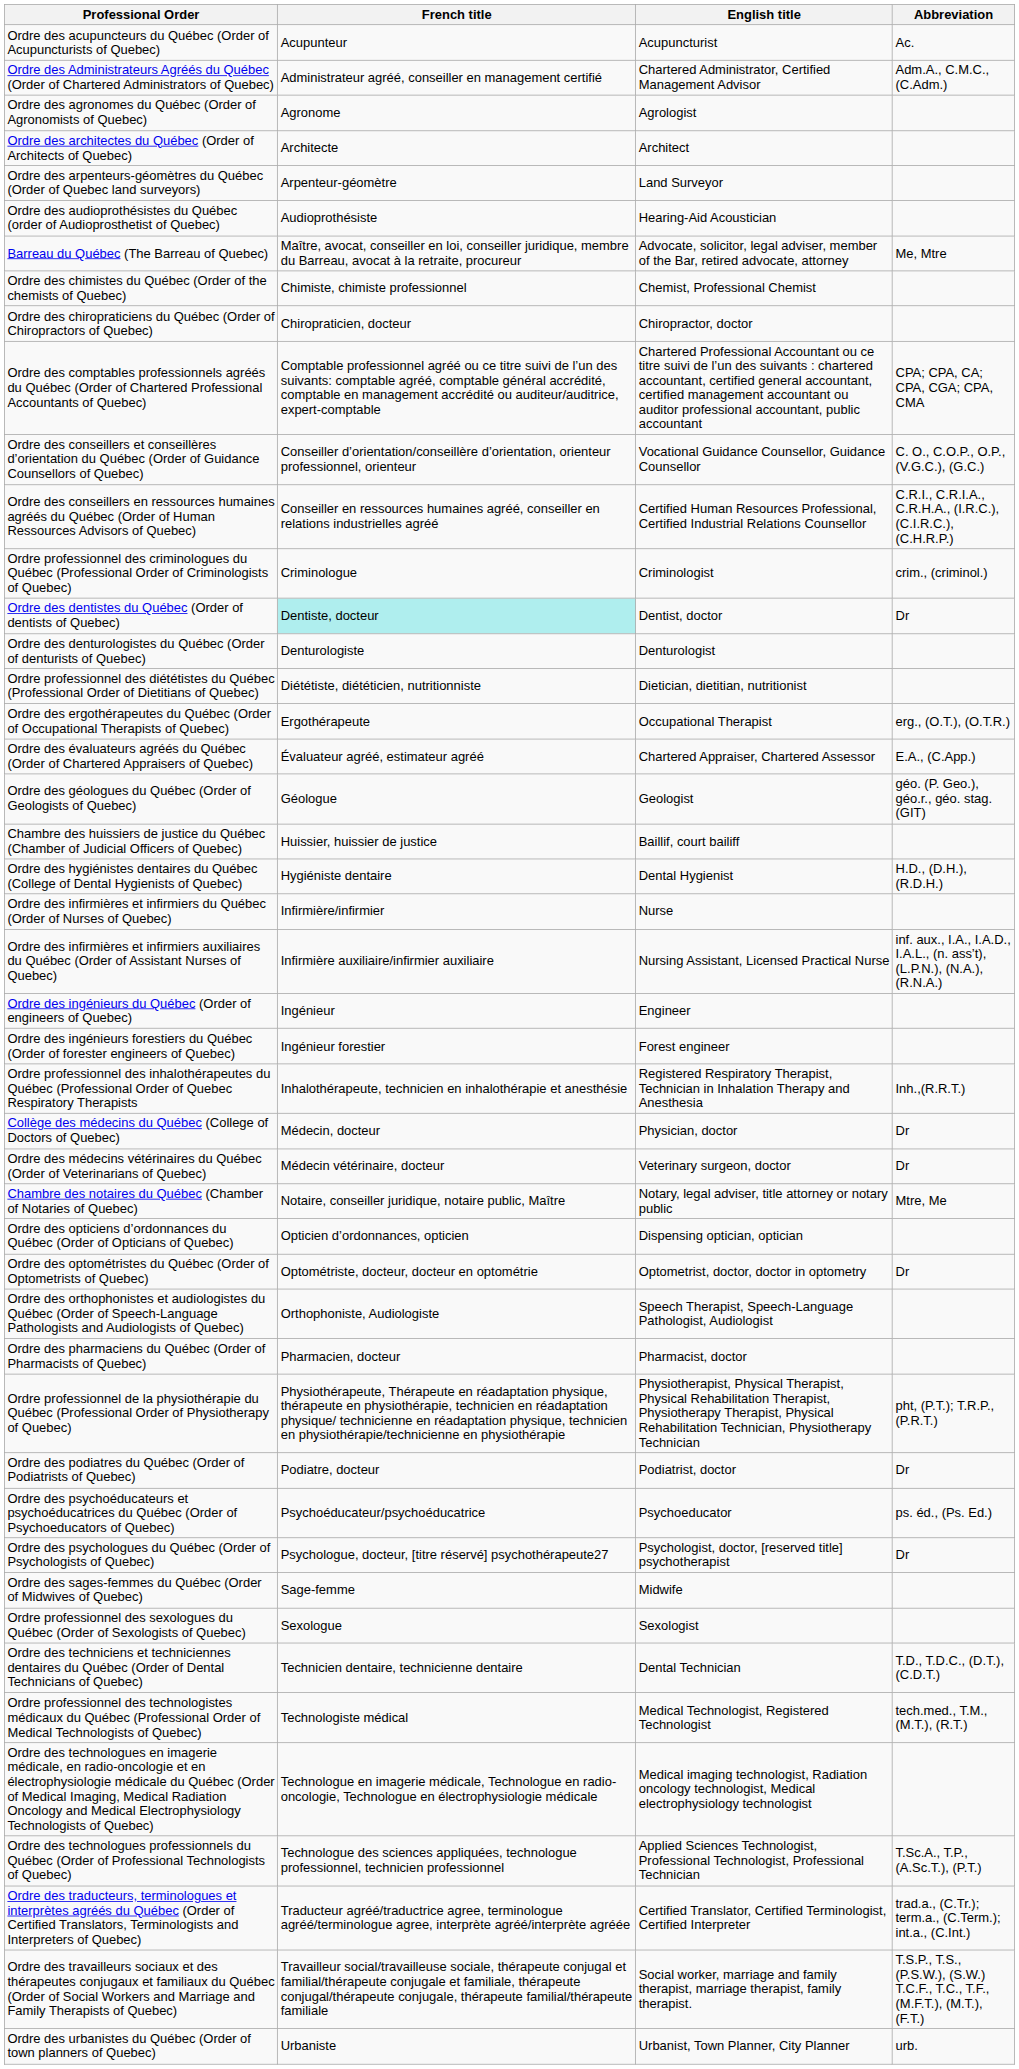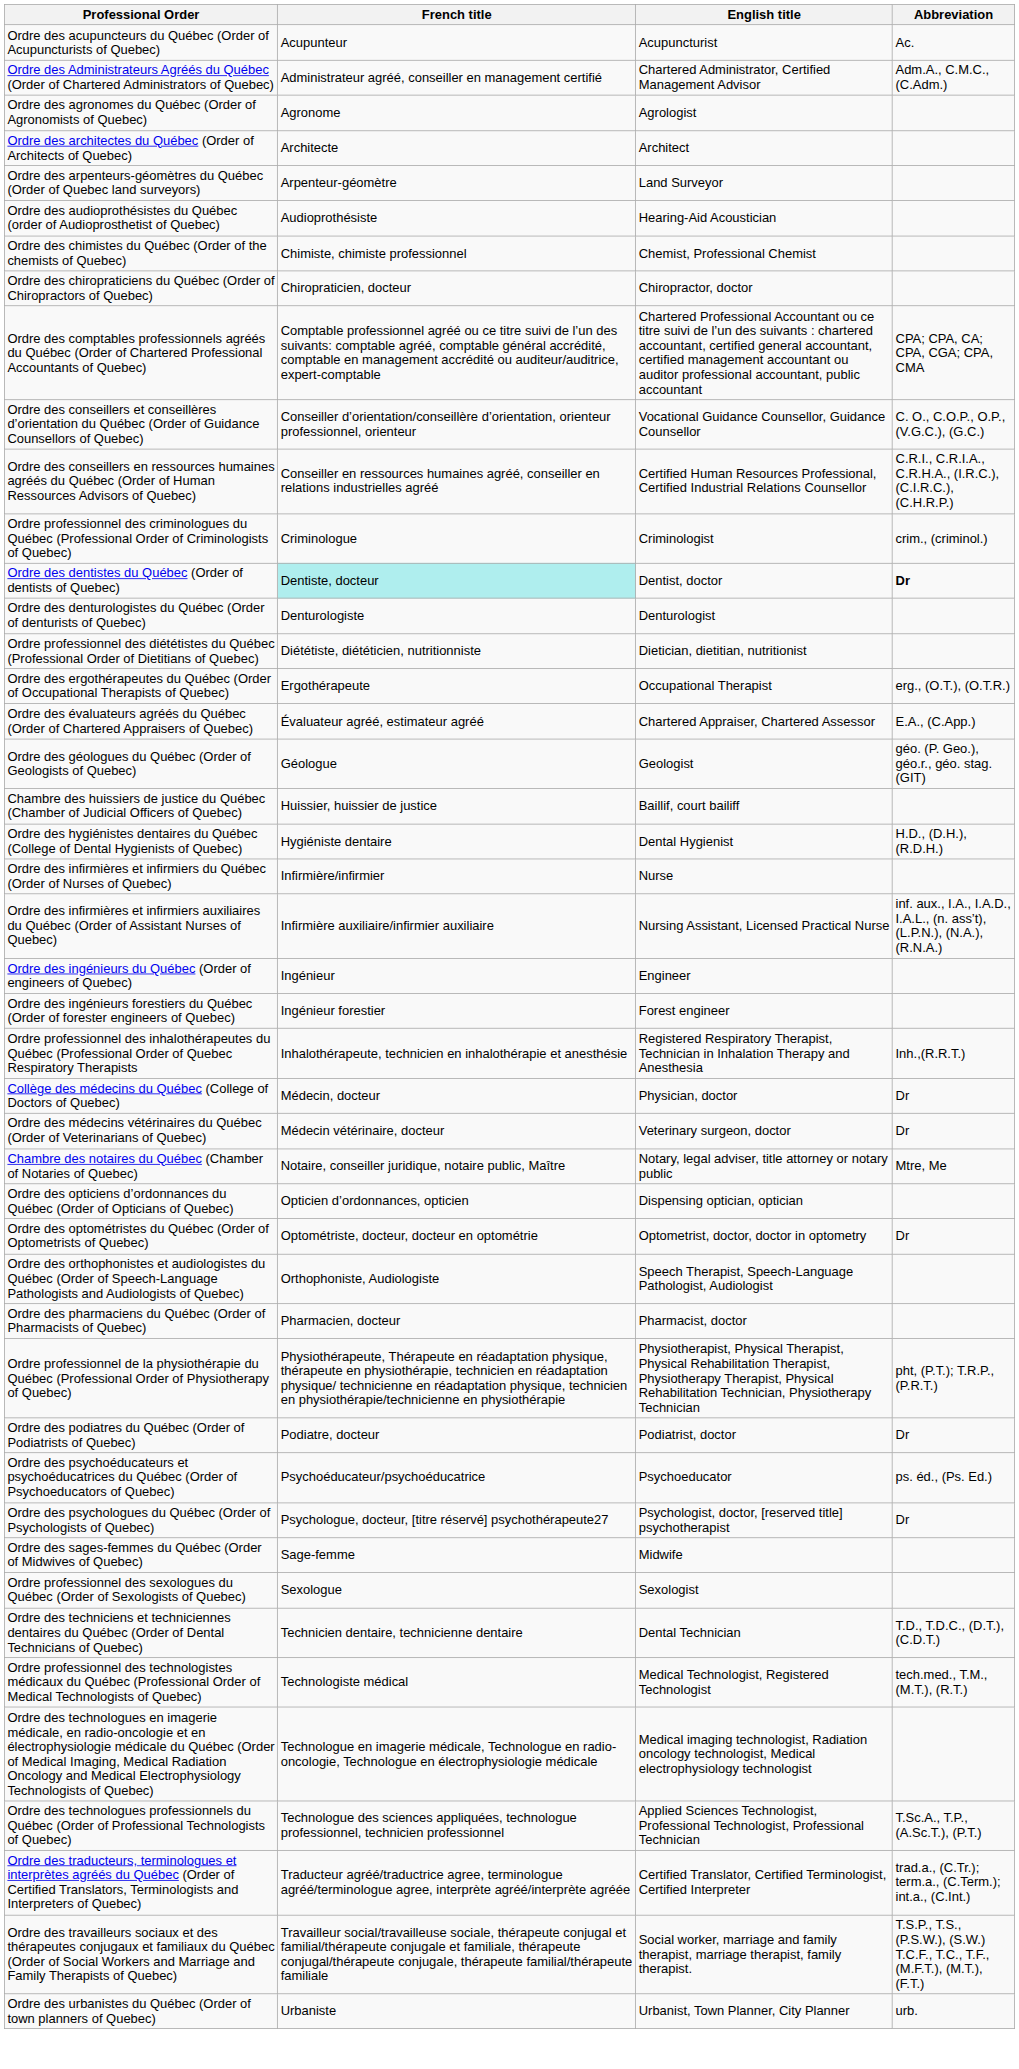- row: (138, 253)
(902, 615) normal -> (903, 580) bold
